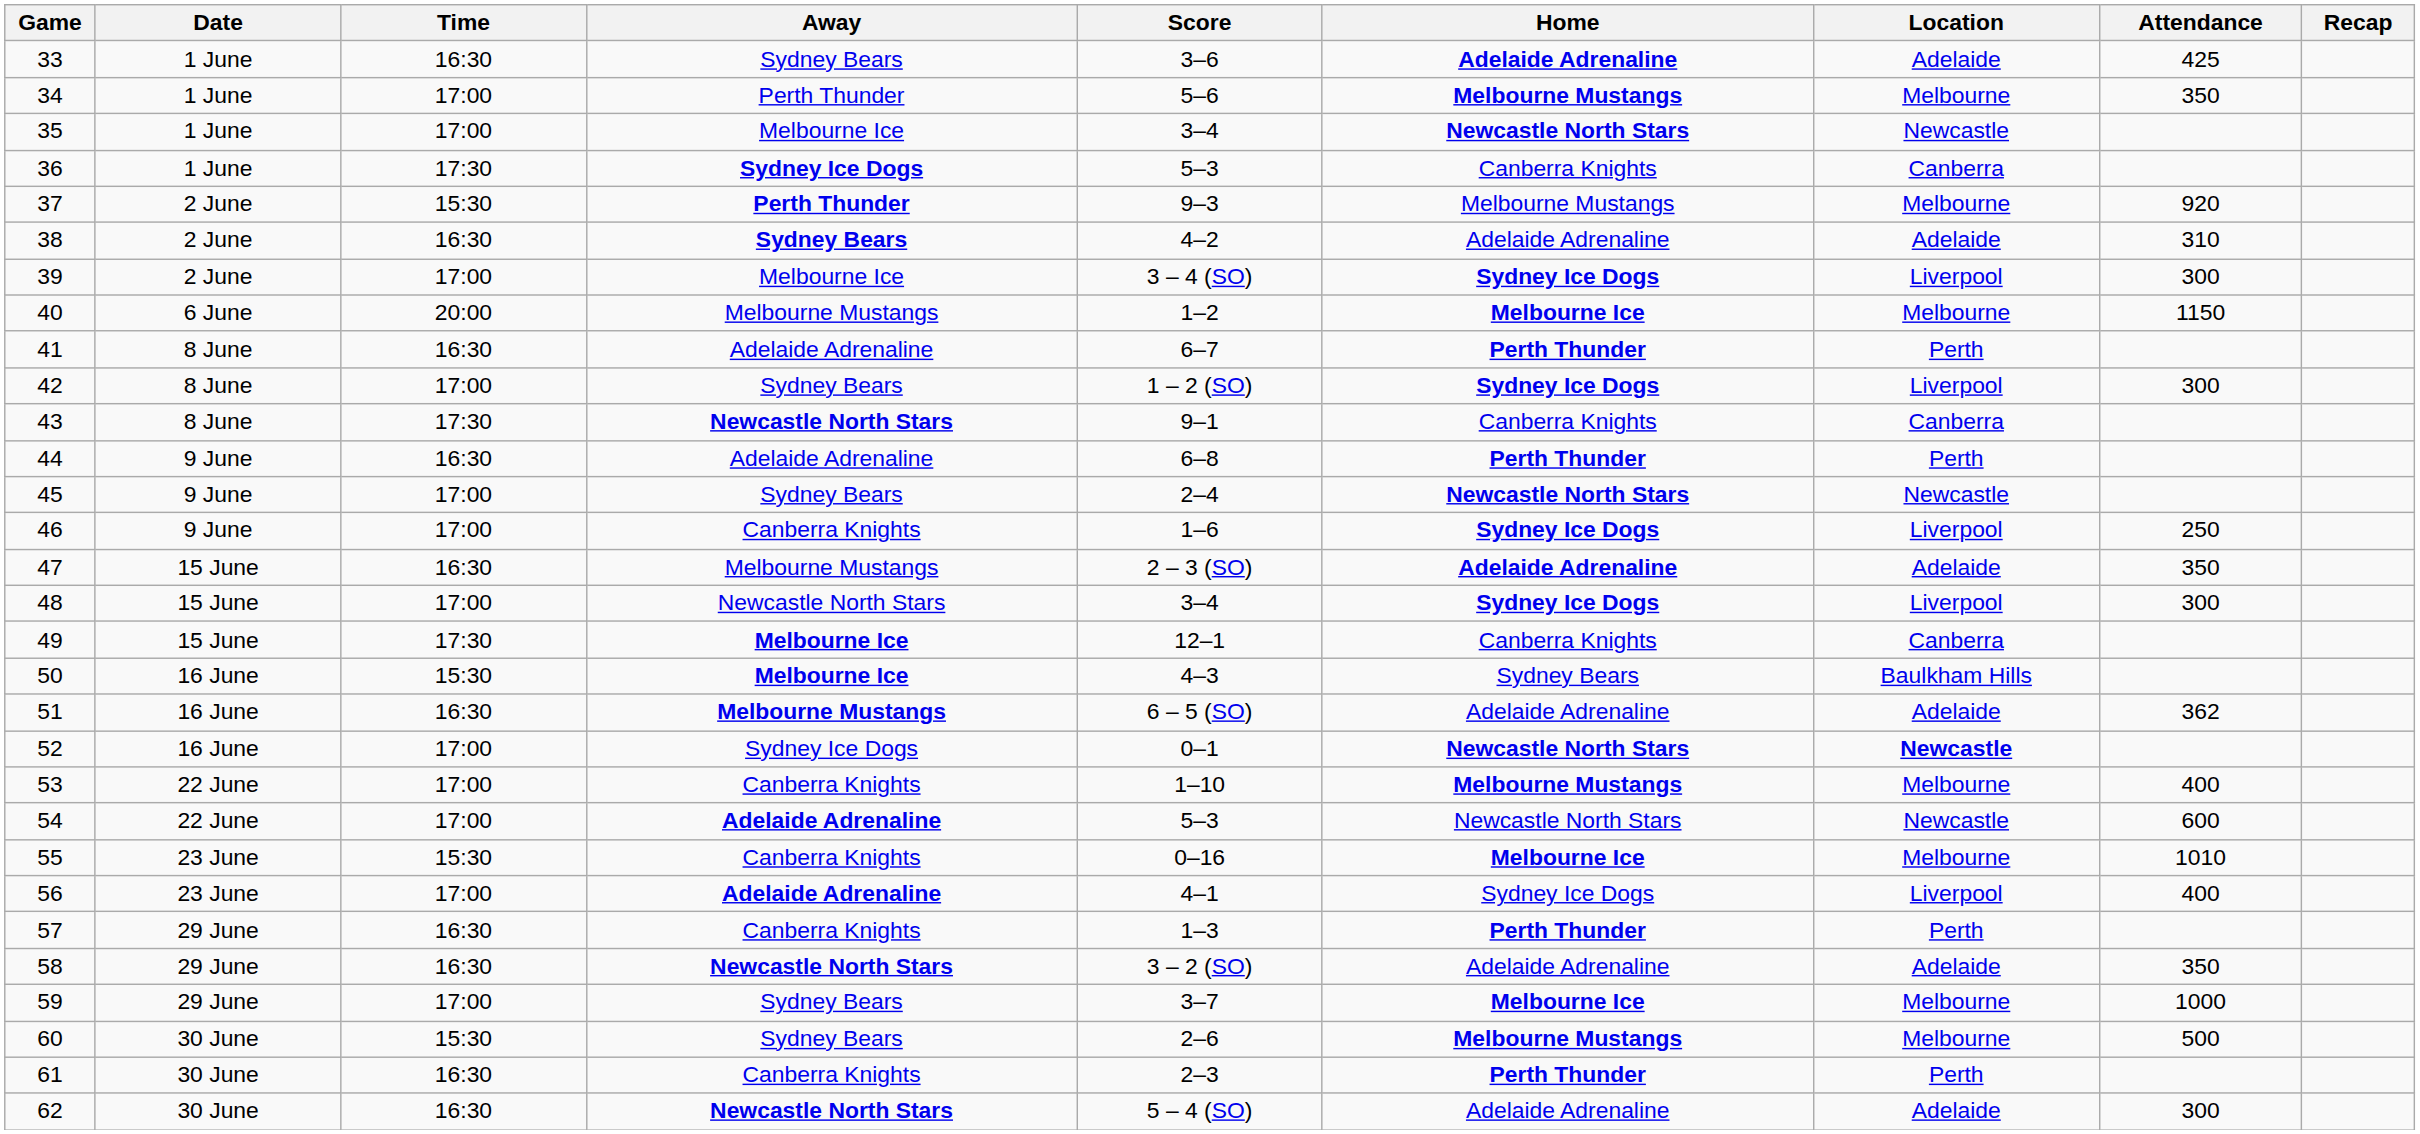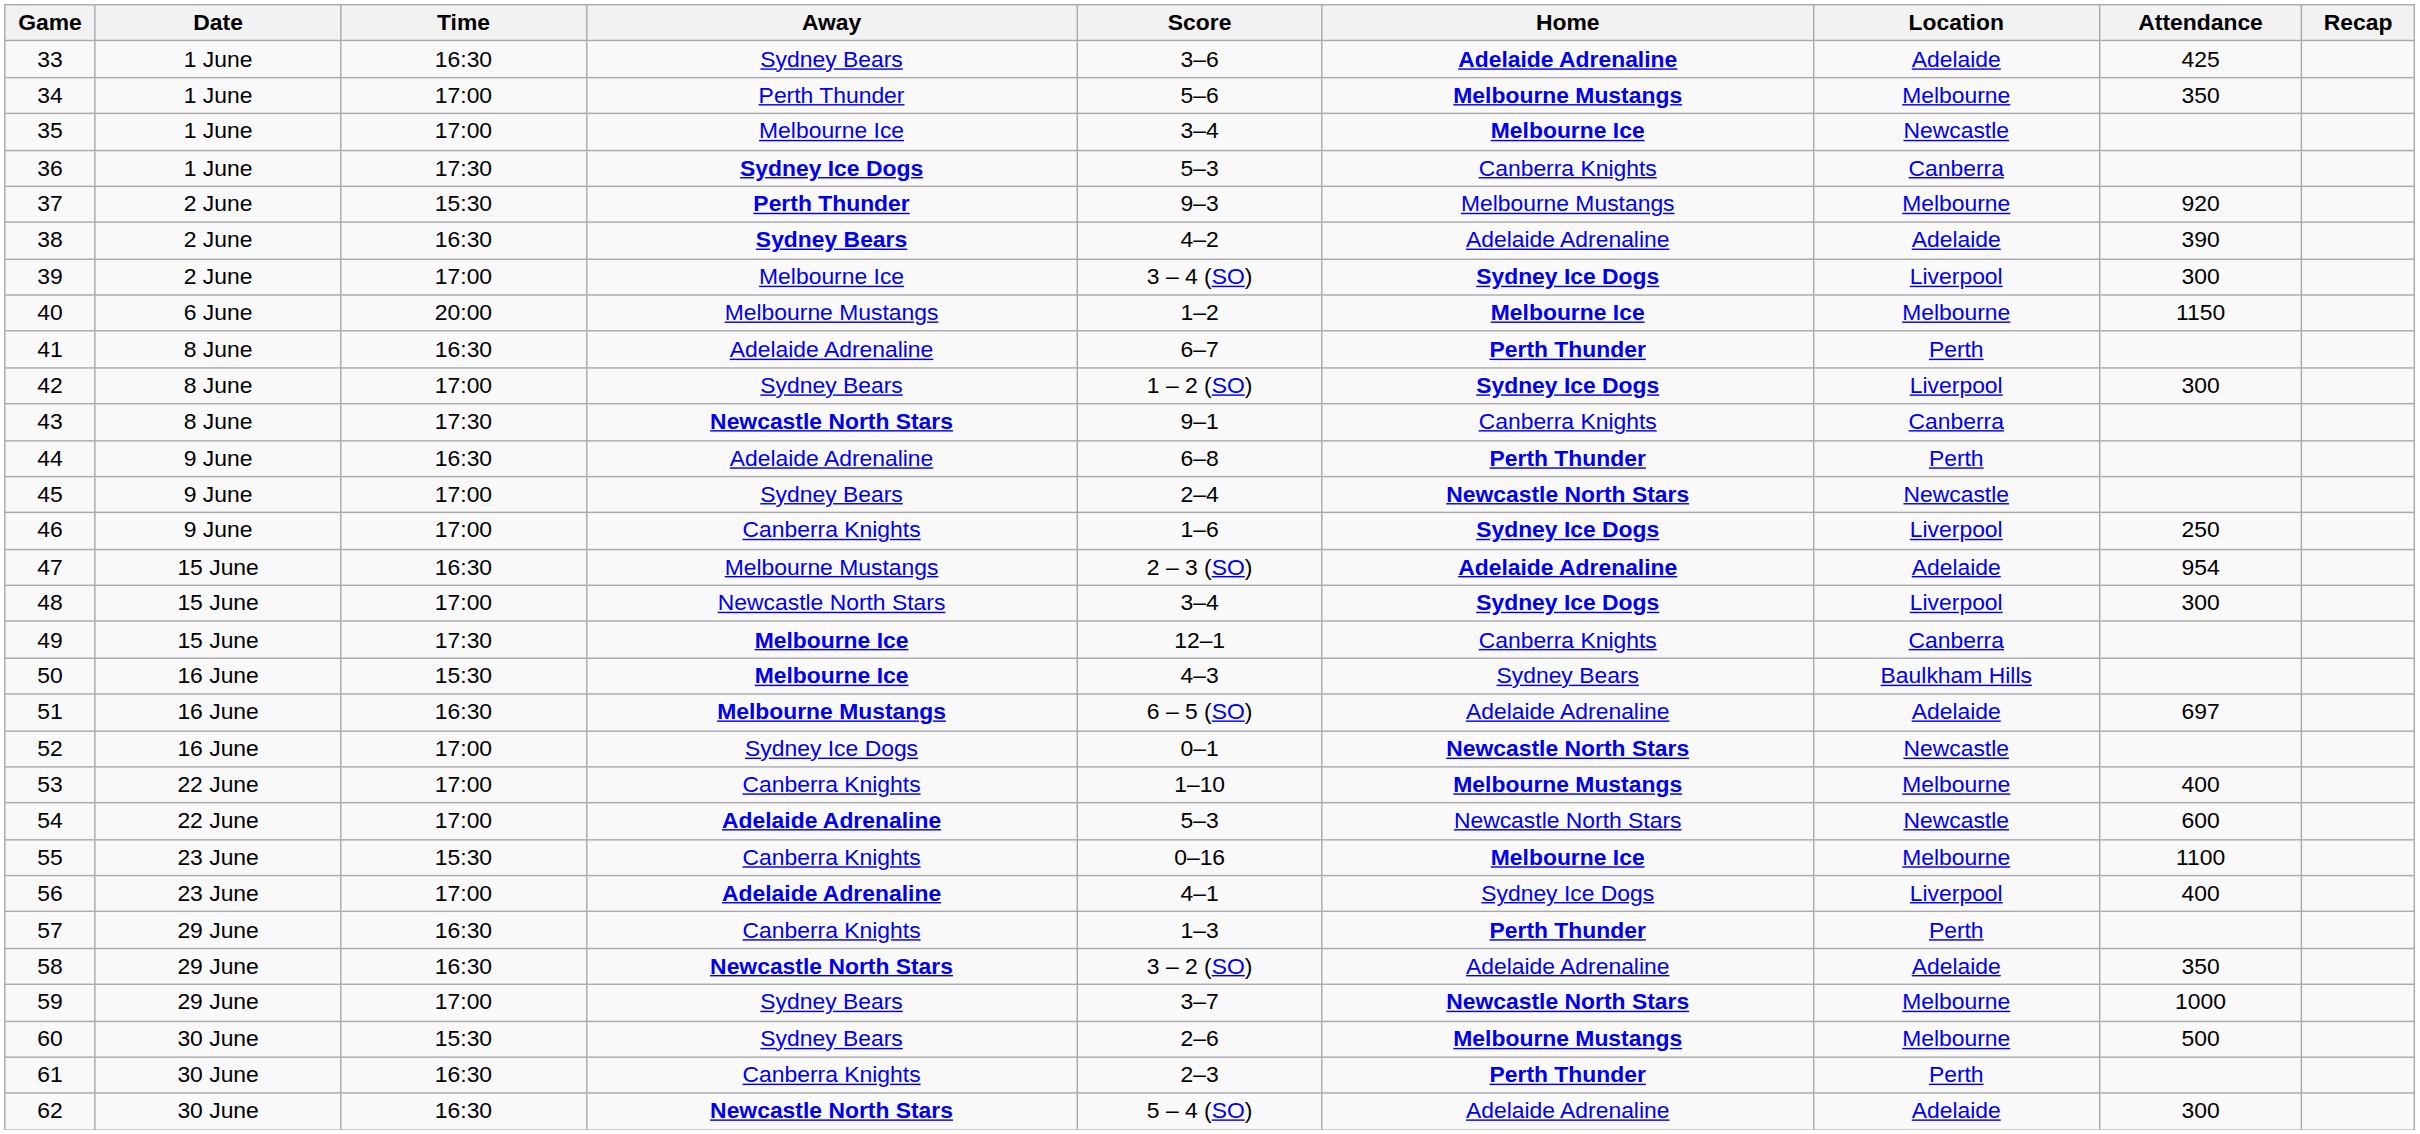(1568, 131) Newcastle North Stars -> (1568, 131) Melbourne Ice
(2201, 240) 310 -> (2201, 240) 390
(2201, 566) 350 -> (2201, 566) 954
(2201, 712) 362 -> (2201, 712) 697
(1956, 748) bold -> (1956, 748) normal
(2201, 857) 1010 -> (2201, 857) 1100
(1568, 1002) Melbourne Ice -> (1568, 1002) Newcastle North Stars
